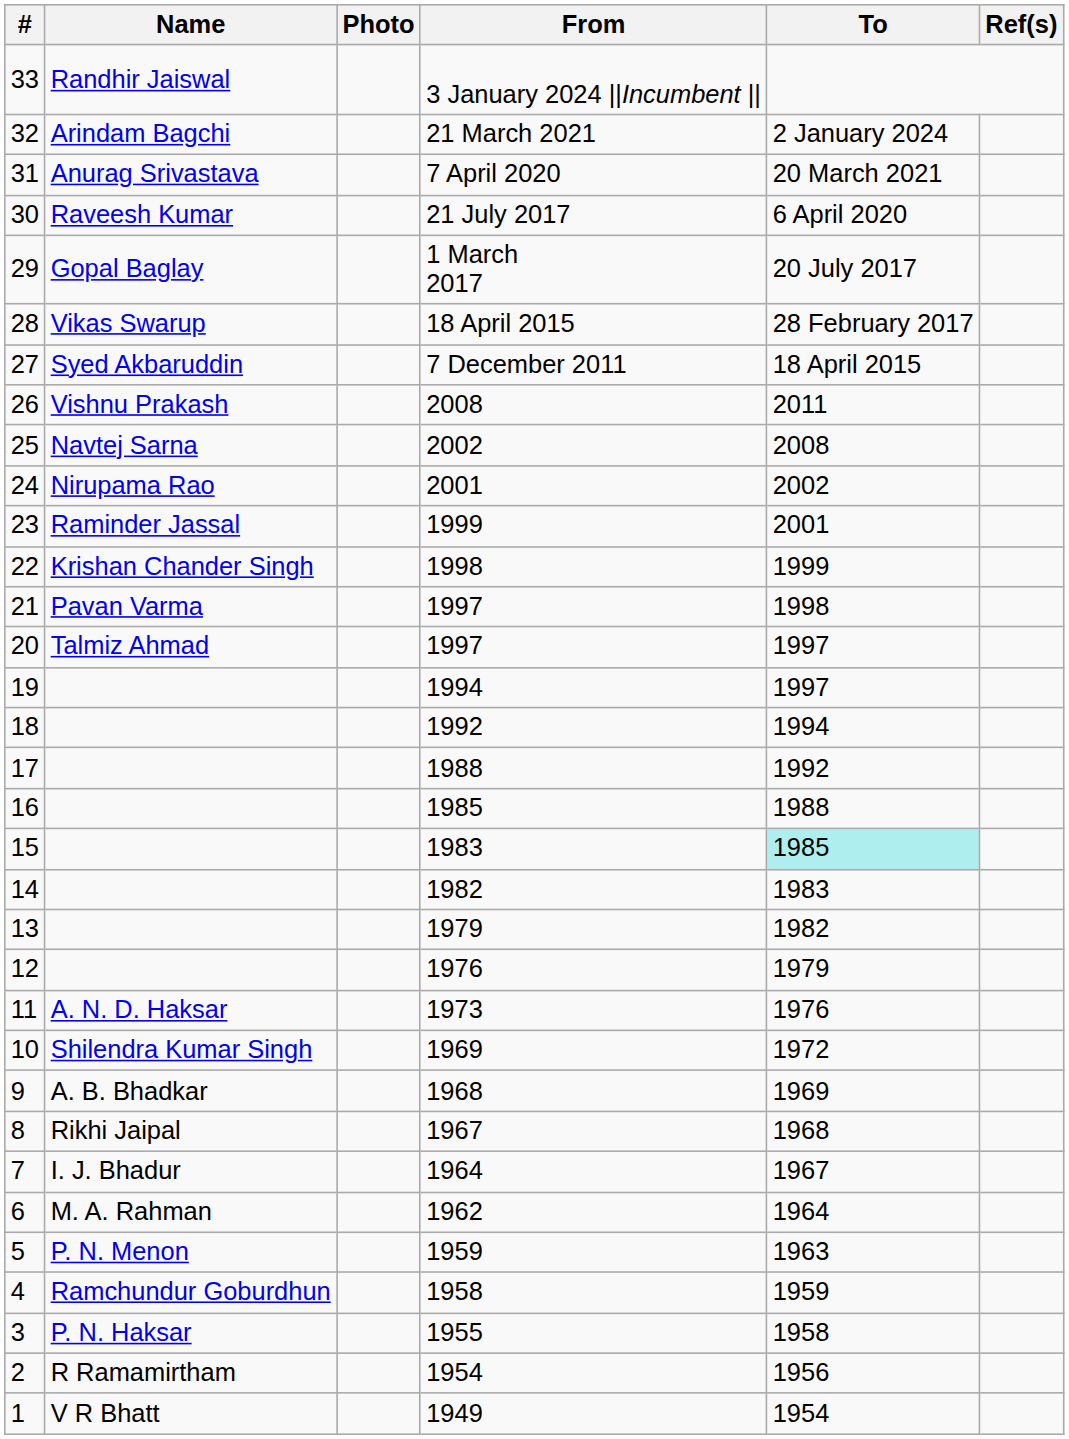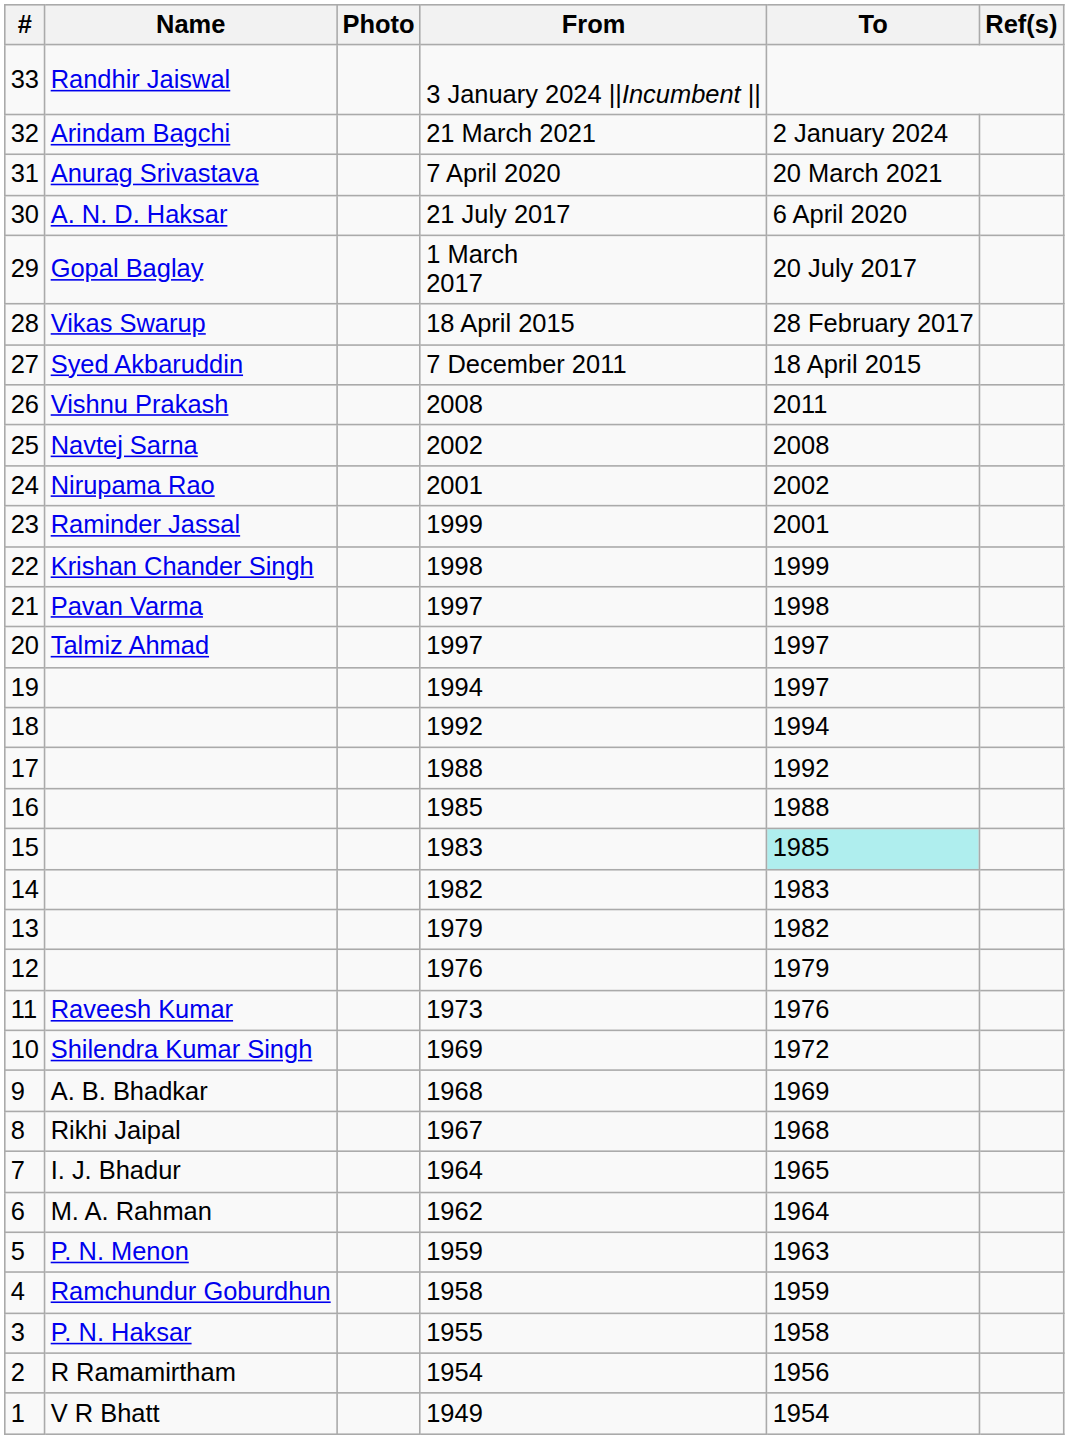(142, 214) Raveesh Kumar -> (139, 214) A. N. D. Haksar
(139, 1009) A. N. D. Haksar -> (142, 1009) Raveesh Kumar
(801, 1171) 1967 -> (801, 1171) 1965
